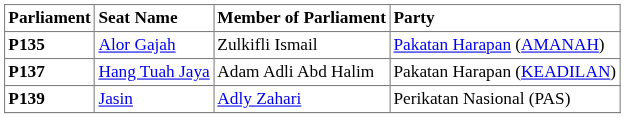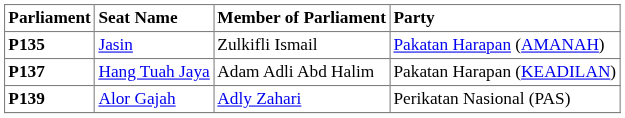(137, 44) Alor Gajah -> (116, 44) Jasin
(116, 99) Jasin -> (137, 99) Alor Gajah
